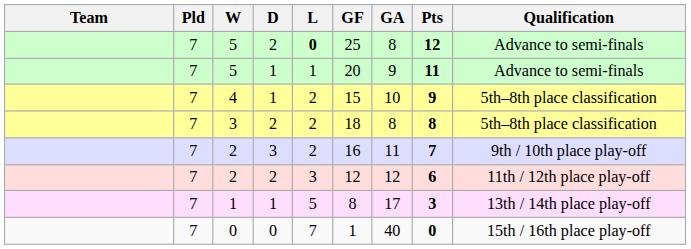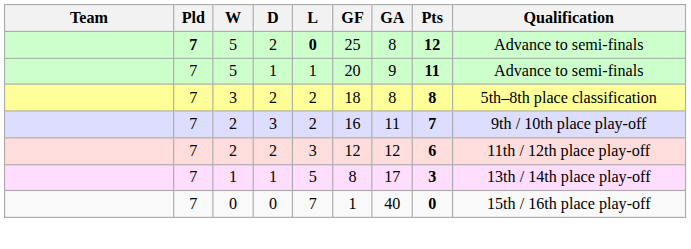(193, 44) normal -> (193, 44) bold
- row: (233, 97)
